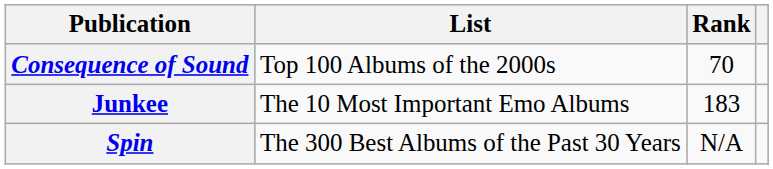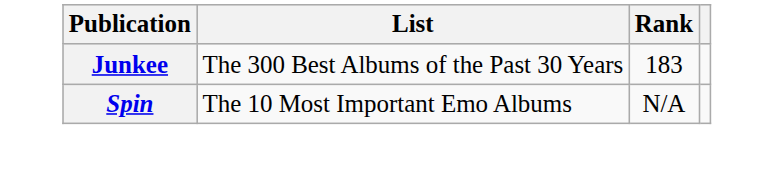- row: (130, 63)
(445, 103) The 10 Most Important Emo Albums -> (413, 63) The 300 Best Albums of the Past 30 Years
(470, 143) The 300 Best Albums of the Past 30 Years -> (387, 103) The 10 Most Important Emo Albums
